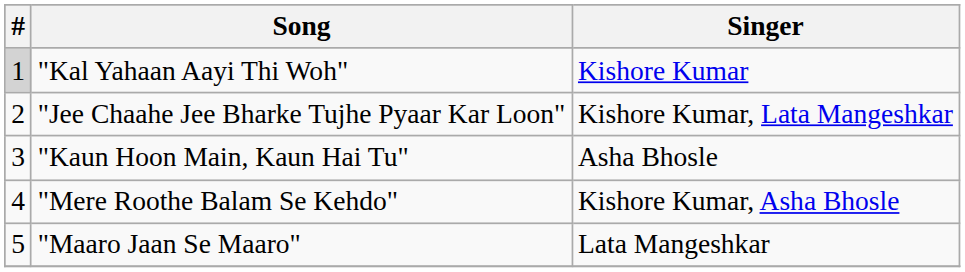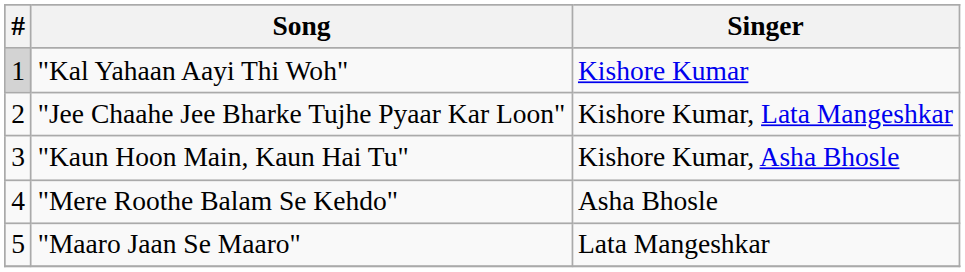(648, 157) Asha Bhosle -> (739, 157) Kishore Kumar, Asha Bhosle
(739, 200) Kishore Kumar, Asha Bhosle -> (648, 200) Asha Bhosle
